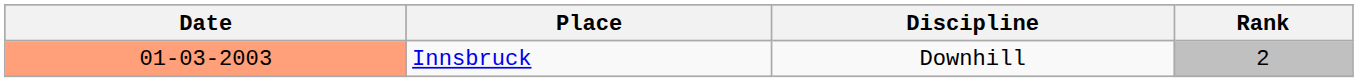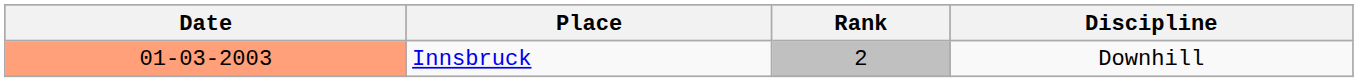columns swapped: (973, 23) <-> (1263, 23)
